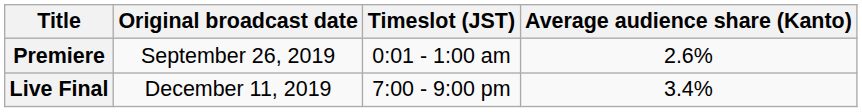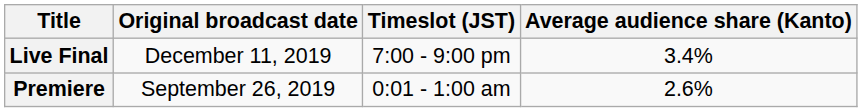rows swapped: (59, 55) <-> (59, 89)
